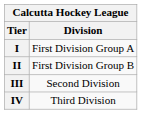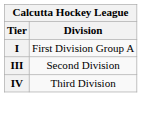- row: (17, 65)
